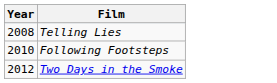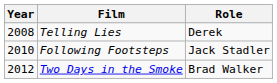+ column: (229, 14)
